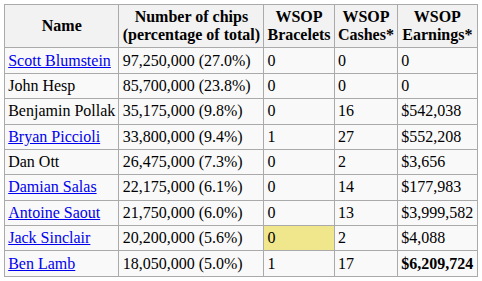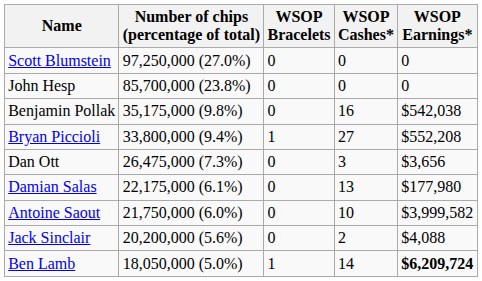(342, 162) 2 -> (342, 162) 3
(346, 187) 14 -> (346, 187) 13
(431, 187) $177,983 -> (431, 187) $177,980
(346, 212) 13 -> (346, 212) 10
(271, 238) khaki background -> (271, 238) no background
(346, 263) 17 -> (346, 263) 14
